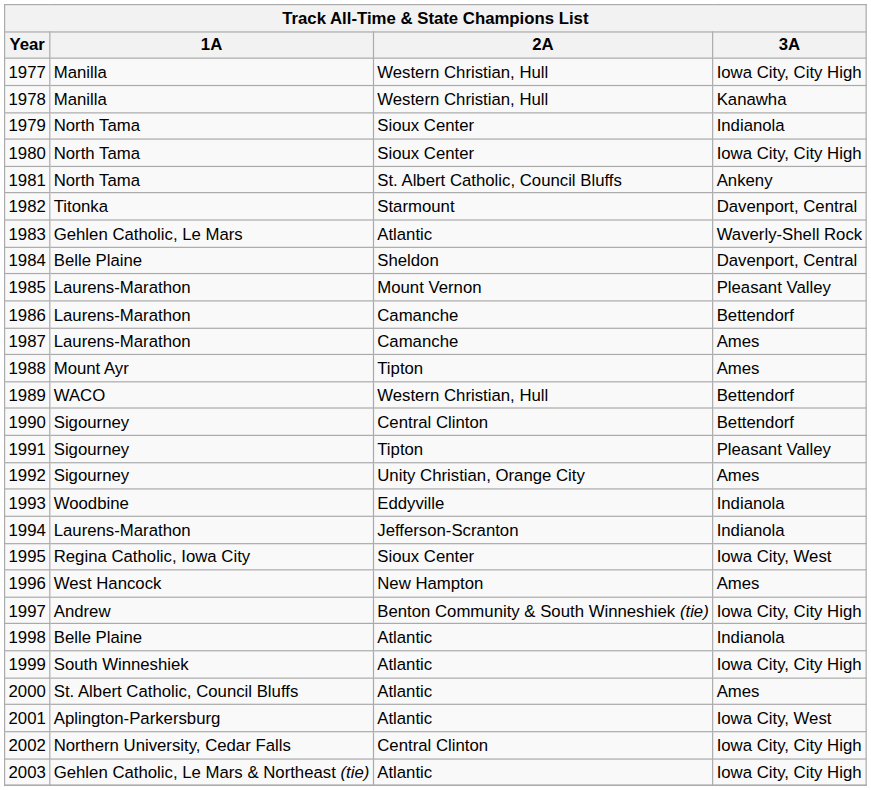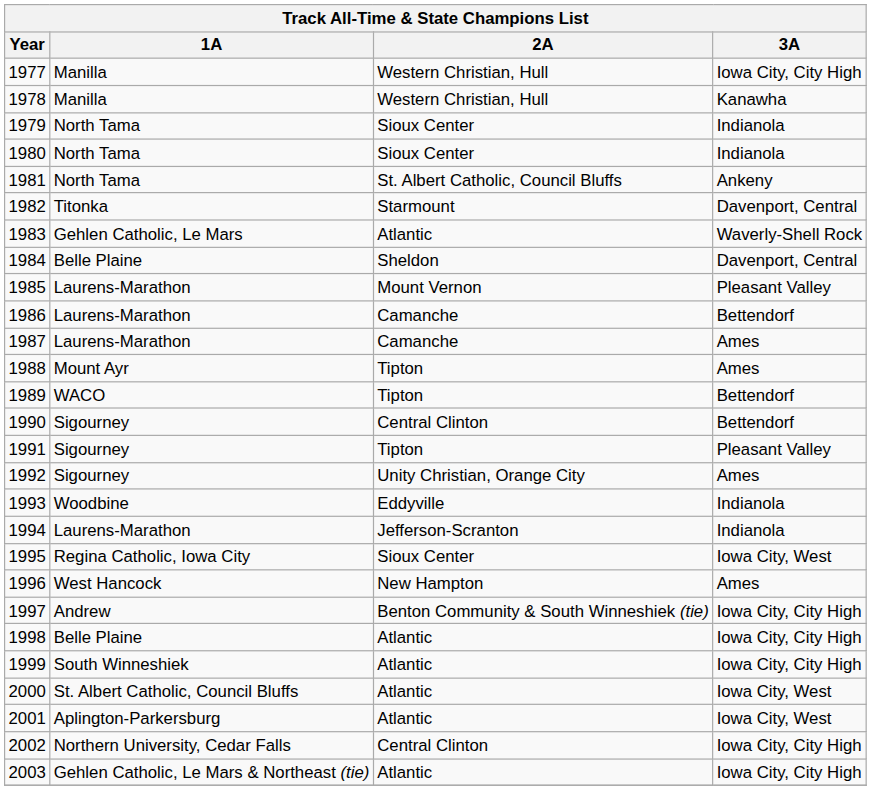(789, 153) Iowa City, City High -> (751, 153) Indianola
(463, 395) Western Christian, Hull -> (400, 395) Tipton
(751, 637) Indianola -> (789, 637) Iowa City, City High
(738, 691) Ames -> (774, 691) Iowa City, West
